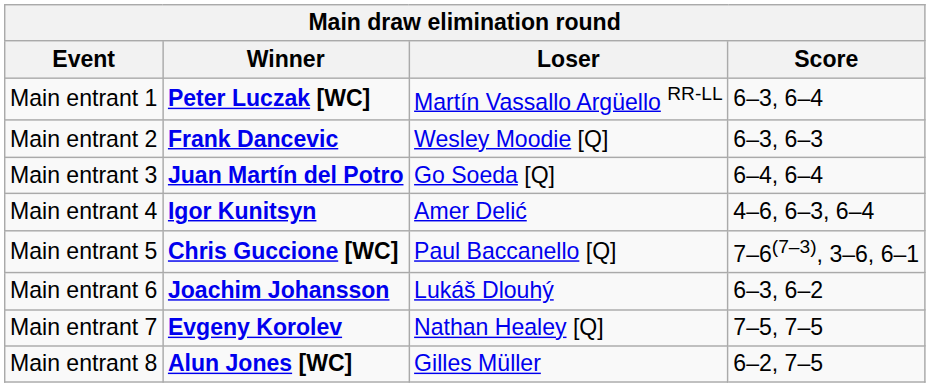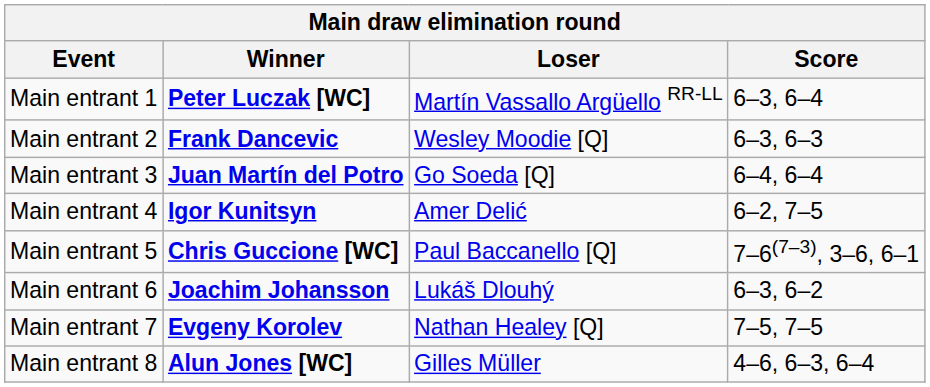(804, 211) 4–6, 6–3, 6–4 -> (778, 211) 6–2, 7–5
(778, 364) 6–2, 7–5 -> (804, 364) 4–6, 6–3, 6–4
